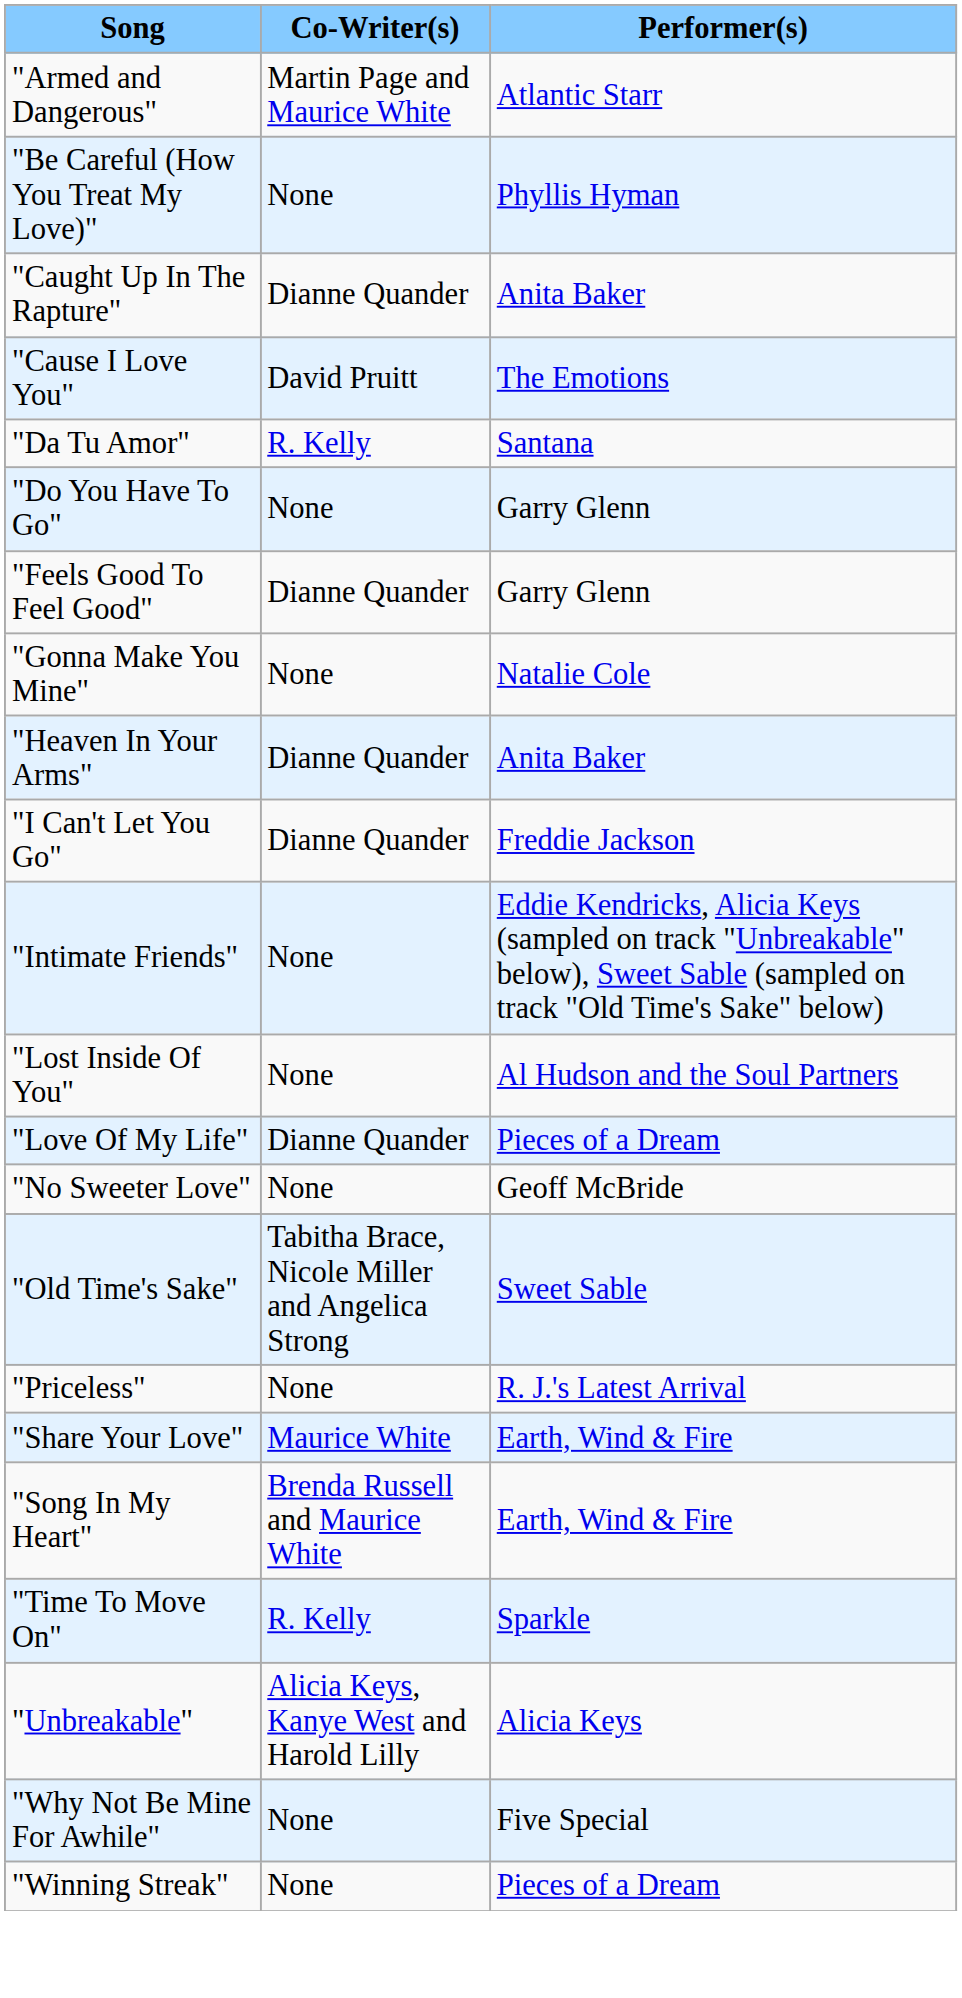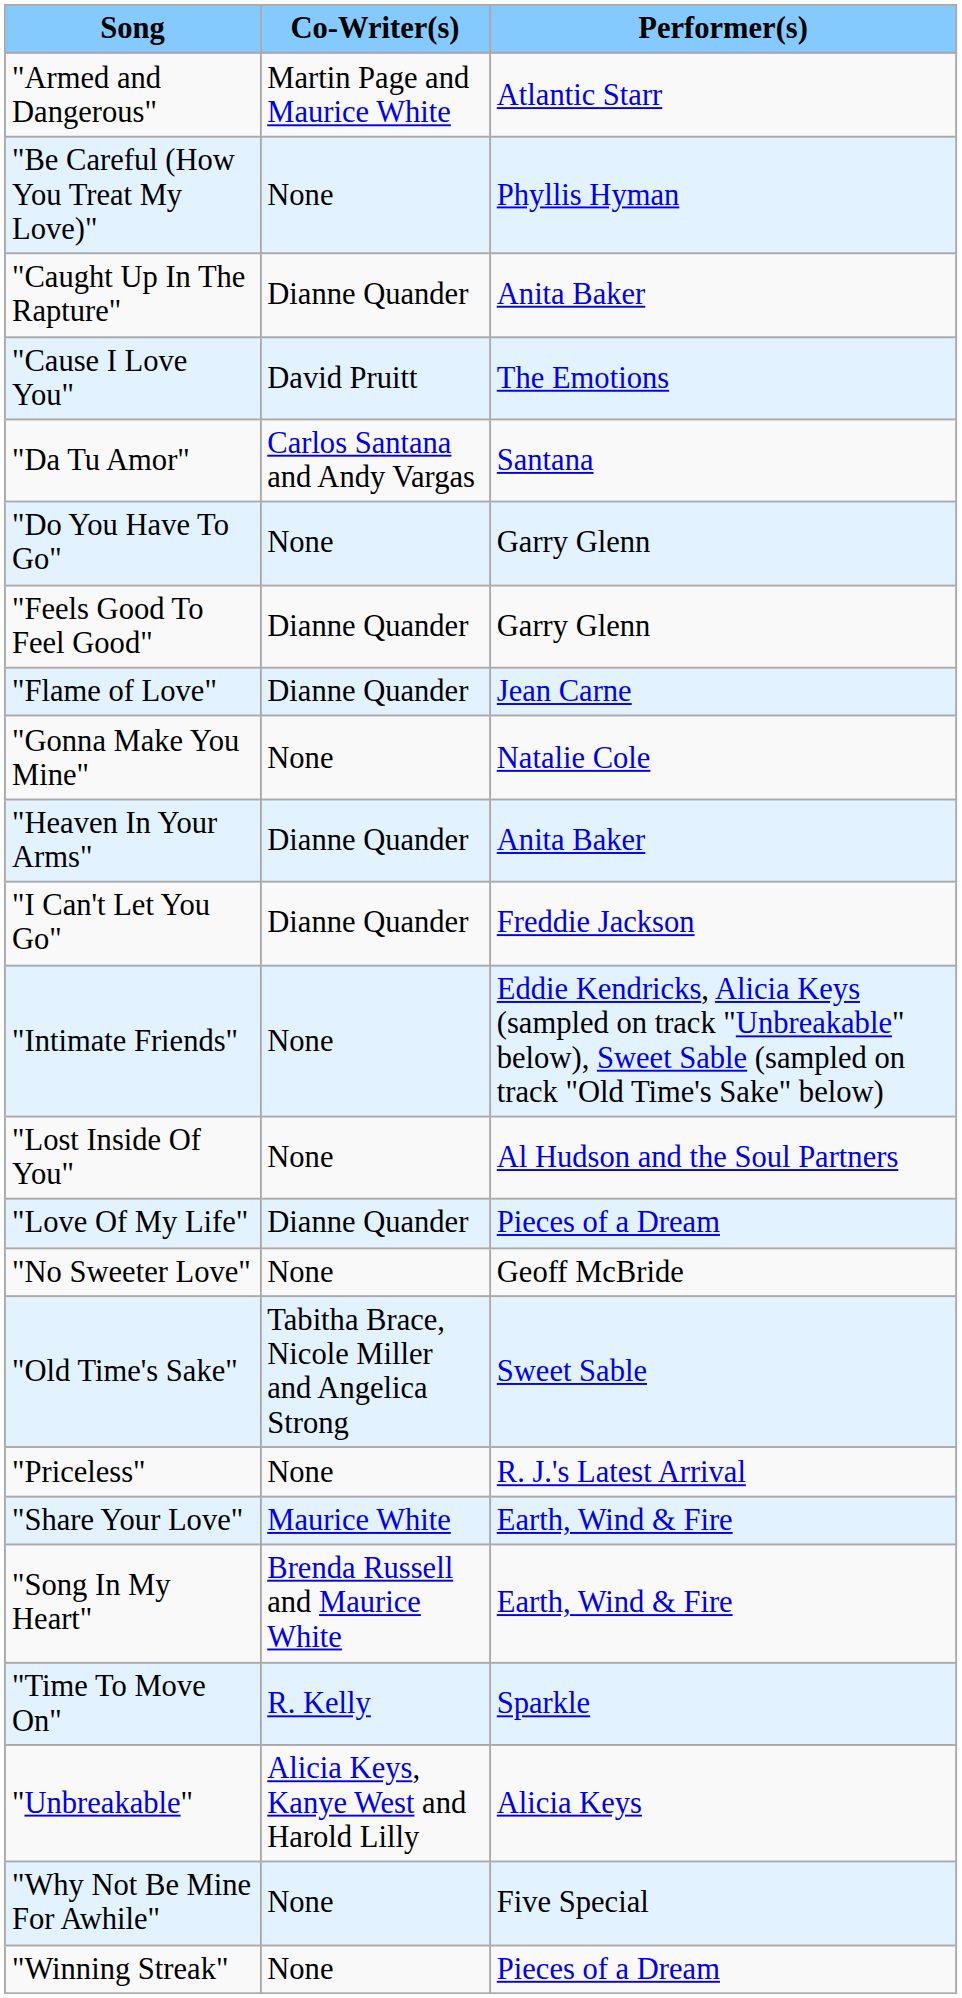(319, 442) R. Kelly -> (371, 460) Carlos Santana and Andy Vargas
+ row: (114, 691)
